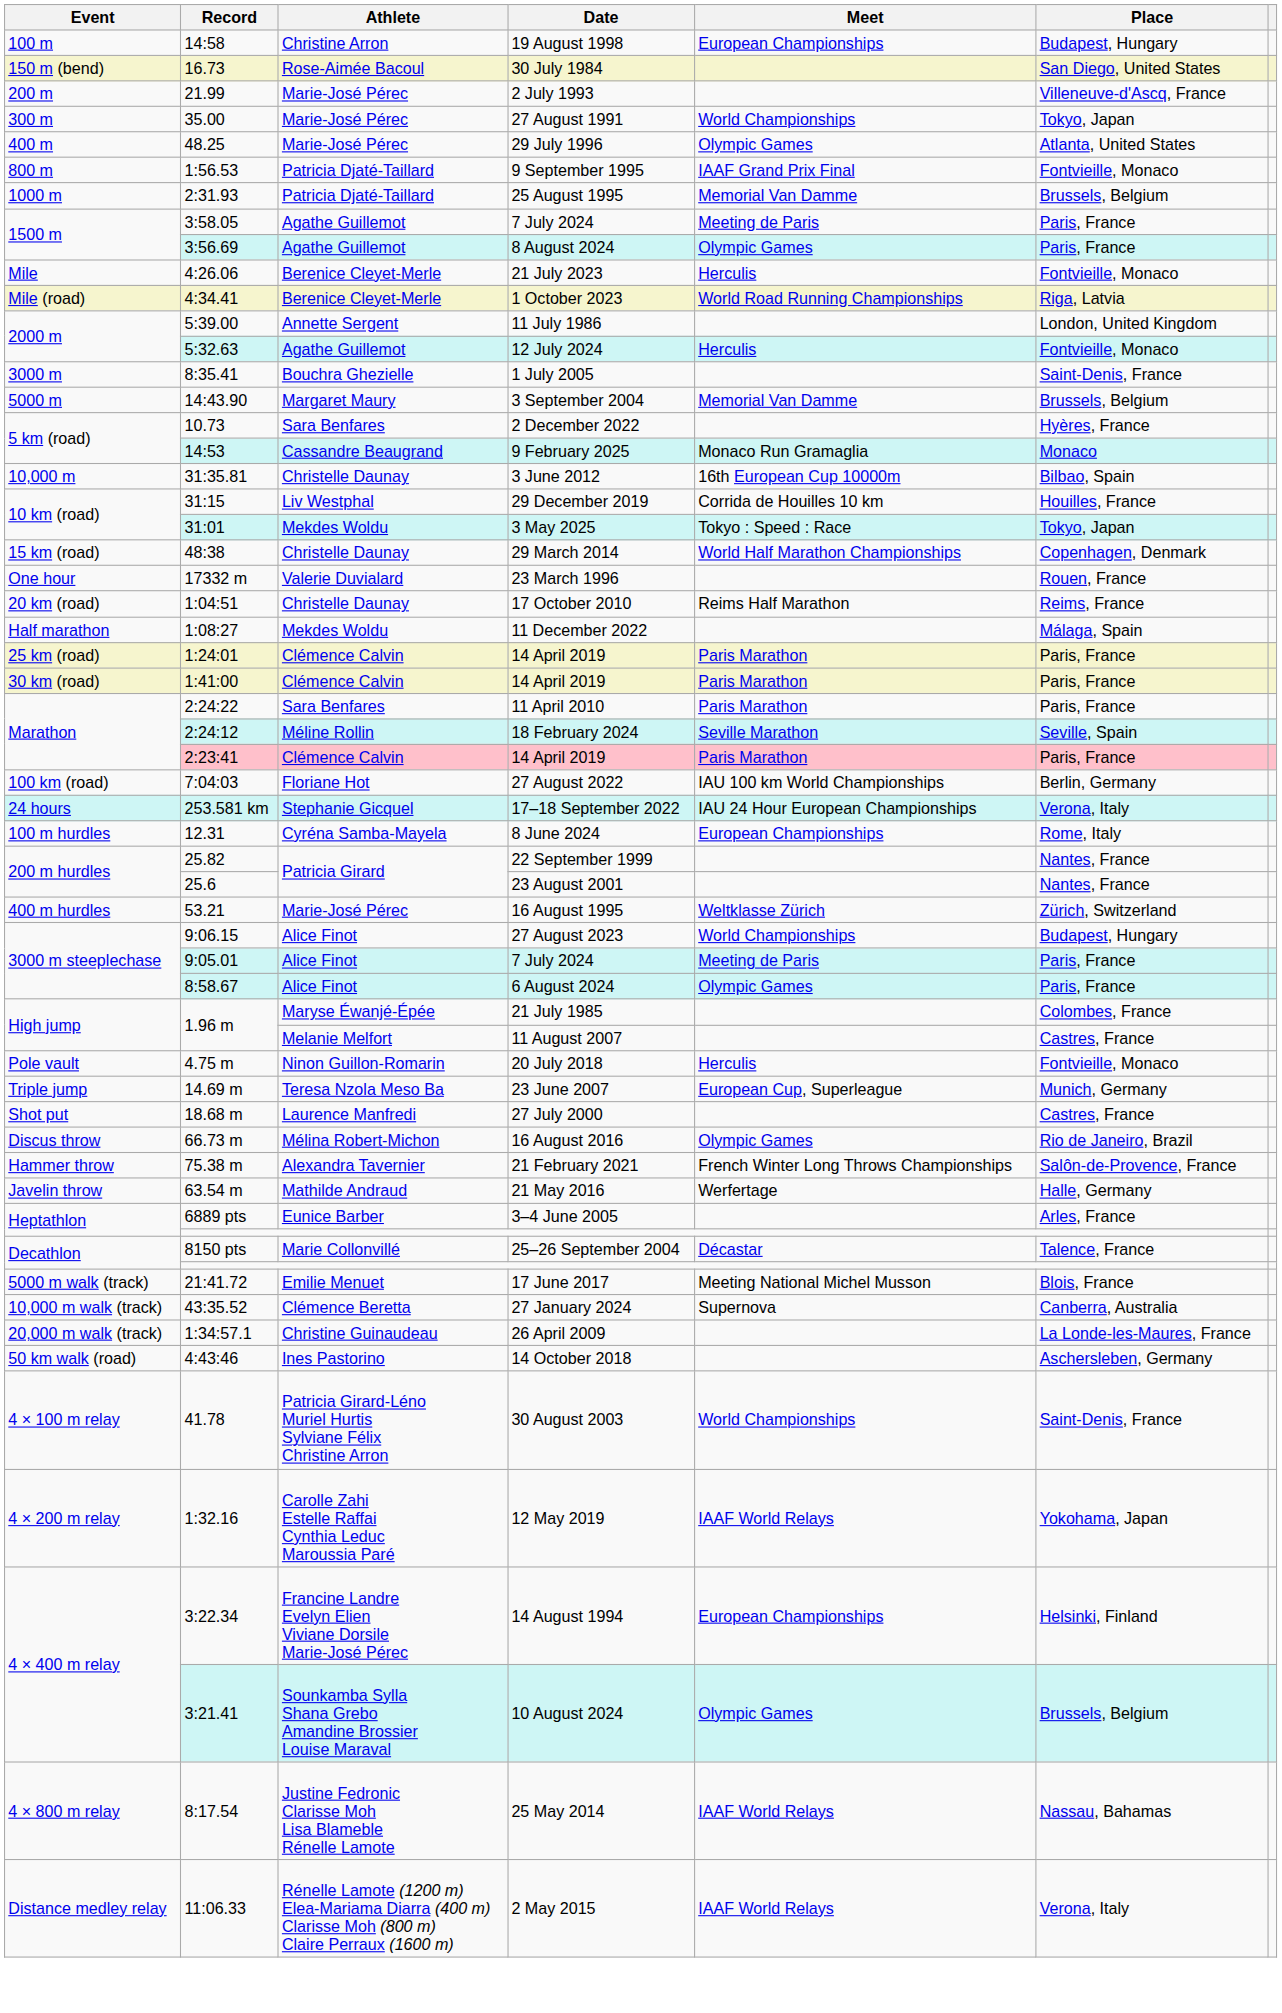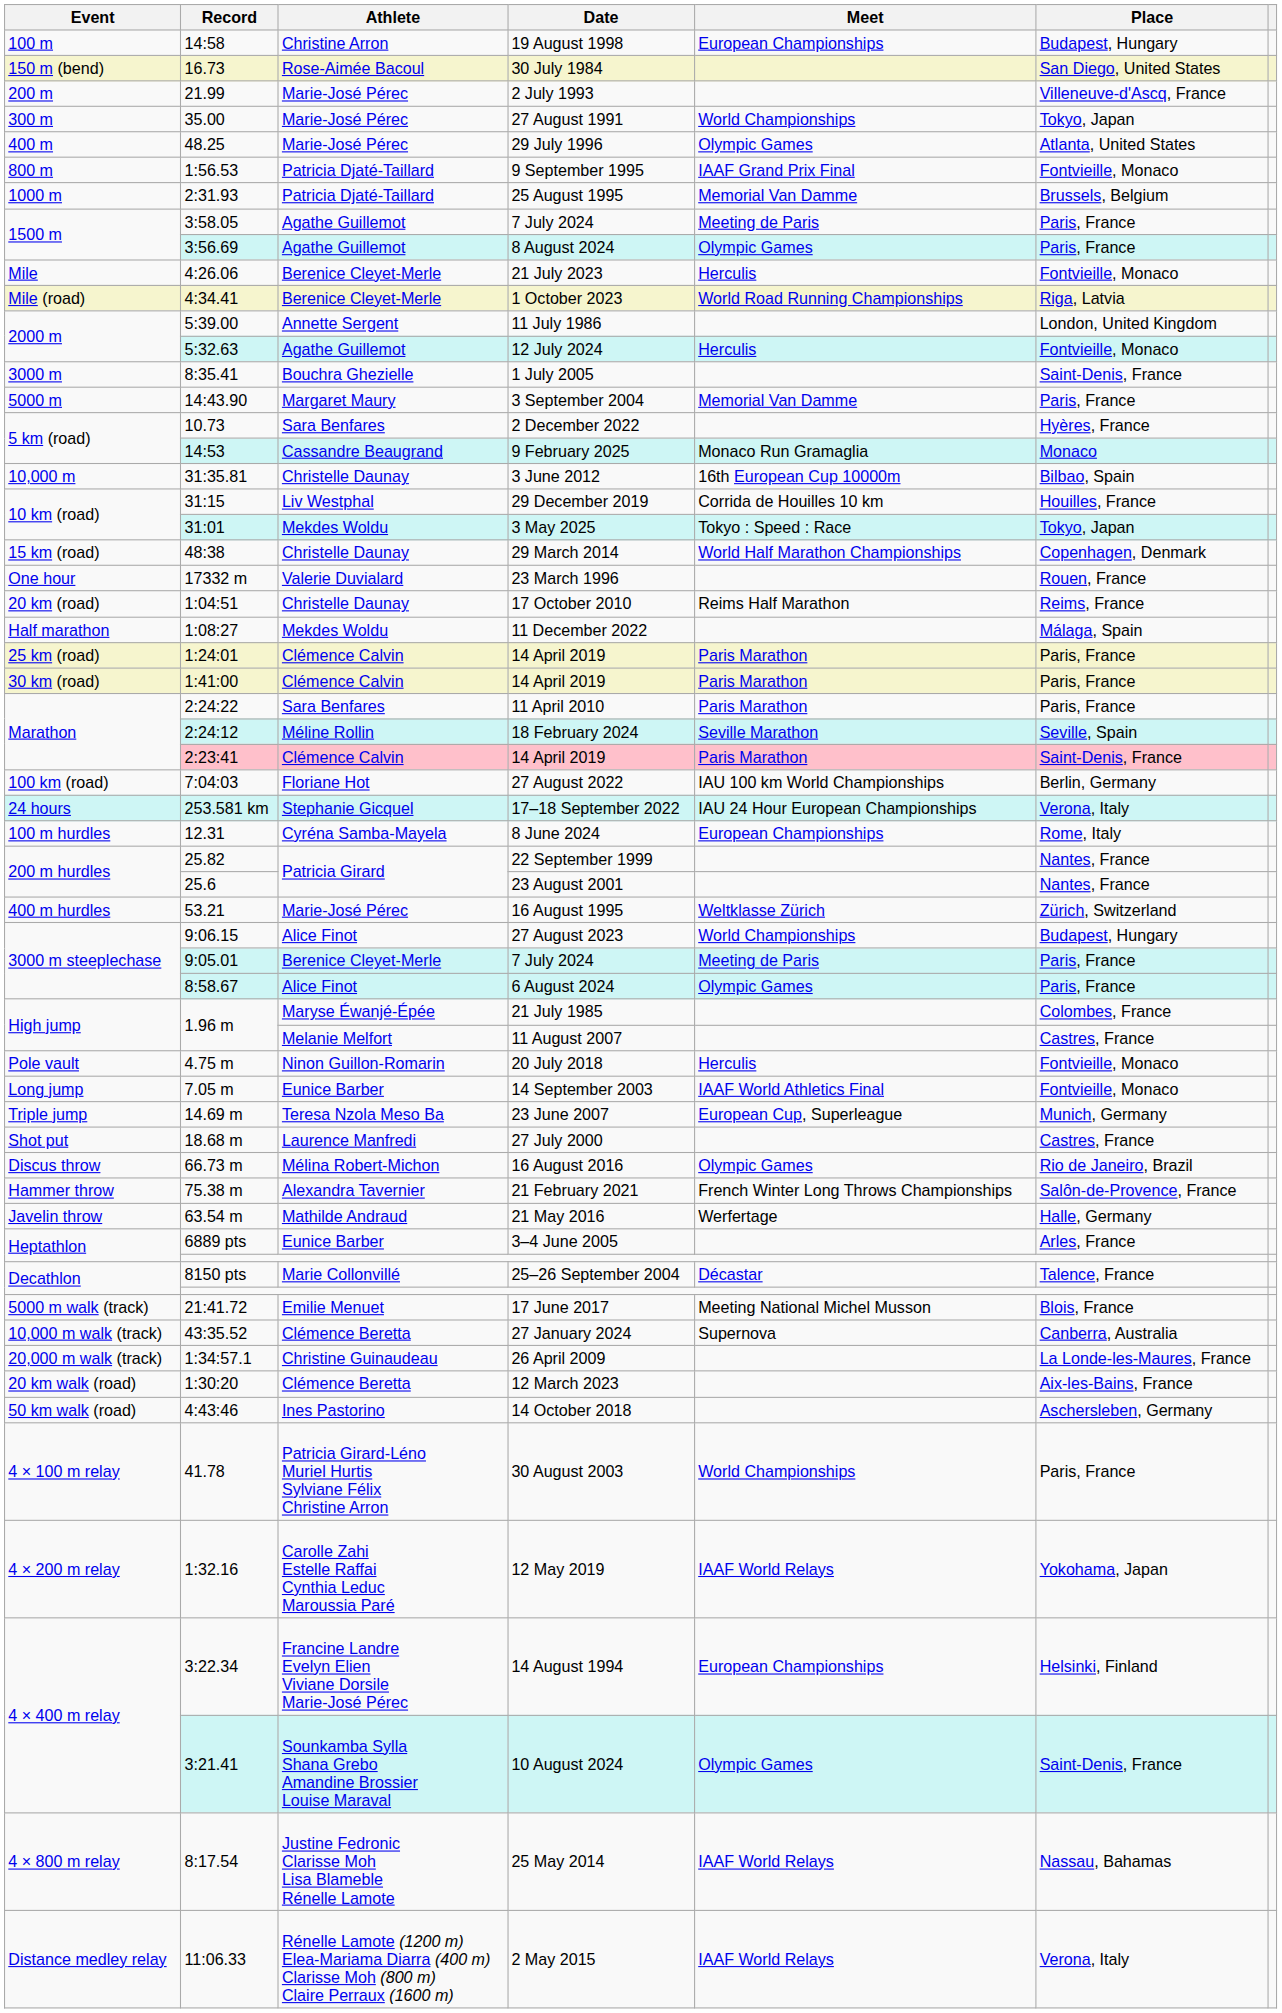(1104, 400) Brussels, Belgium -> (1088, 400) Paris, France
(1088, 757) Paris, France -> (1111, 757) Saint-Denis, France
(319, 961) Alice Finot -> (362, 961) Berenice Cleyet-Merle
+ row: (46, 1089)
+ row: (72, 1384)
(1111, 1420) Saint-Denis, France -> (1088, 1471) Paris, France
(1104, 1713) Brussels, Belgium -> (1111, 1764) Saint-Denis, France
